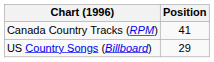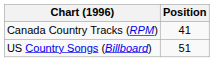(185, 48) 29 -> (185, 48) 51
